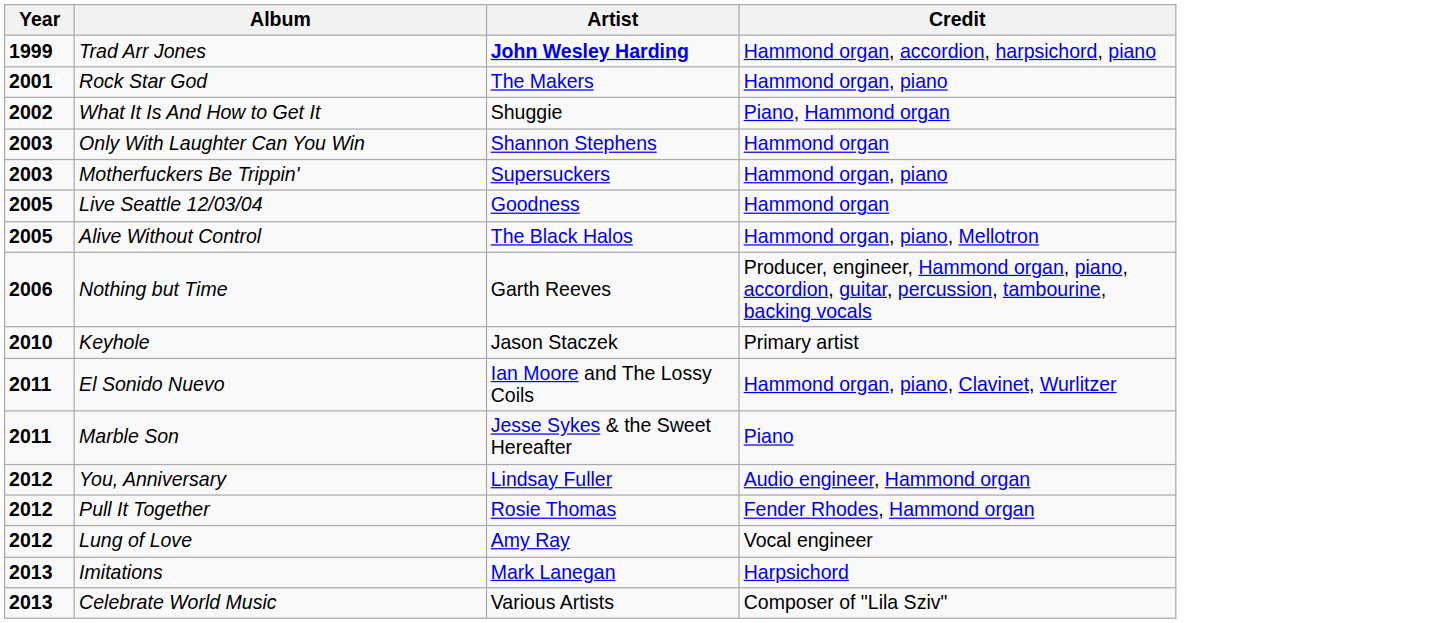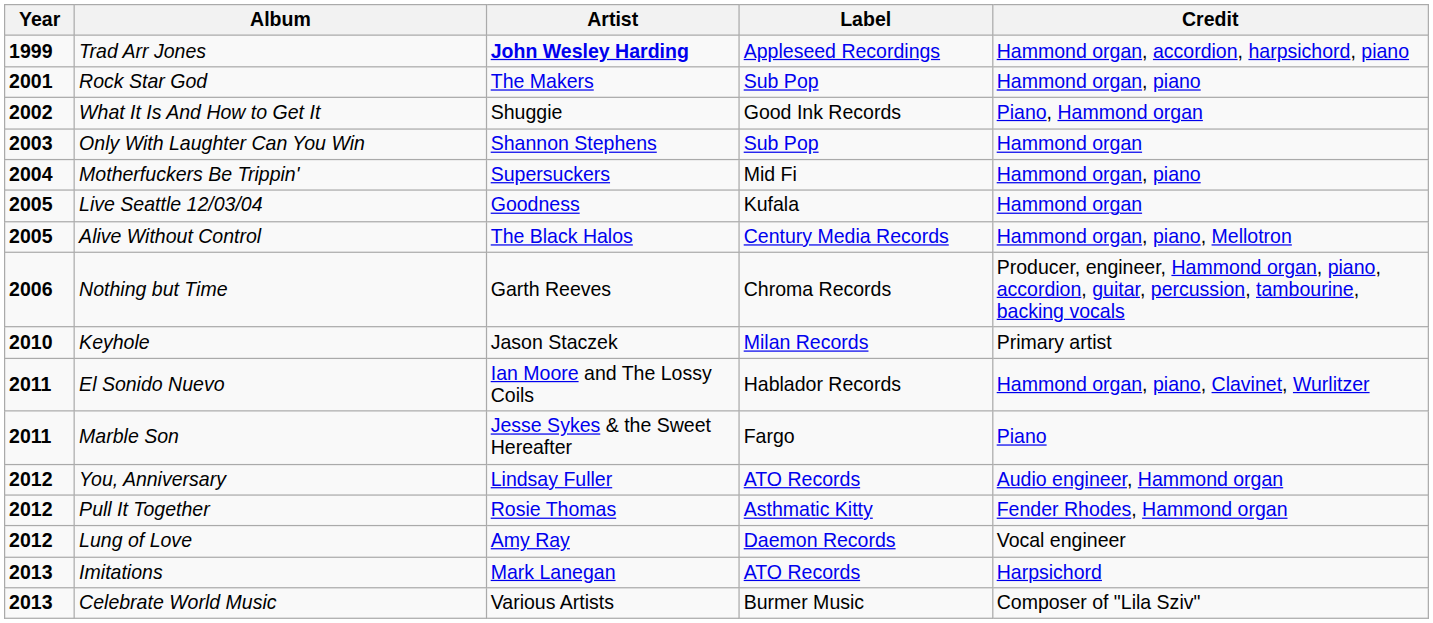+ column: (866, 19)
(31, 174) 2003 -> (31, 174) 2004
